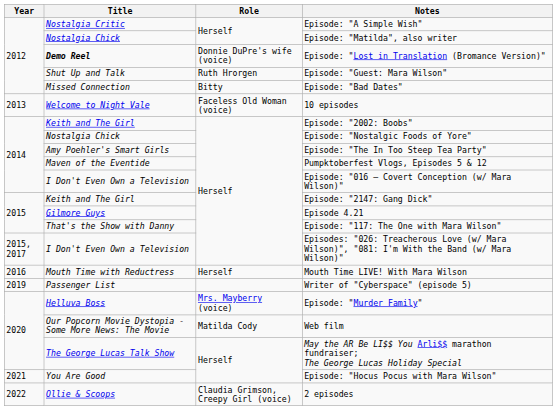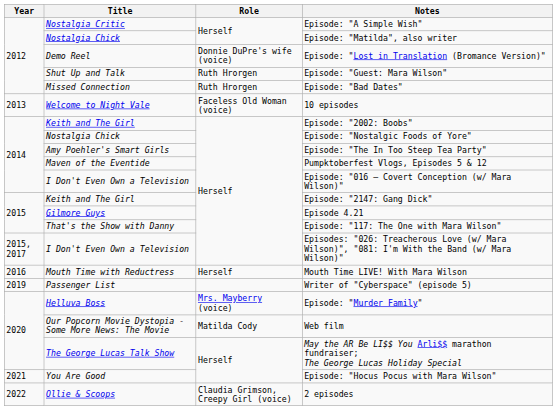(68, 56) bold -> (68, 56) normal
(210, 87) Bitty -> (228, 87) Ruth Hrorgen
